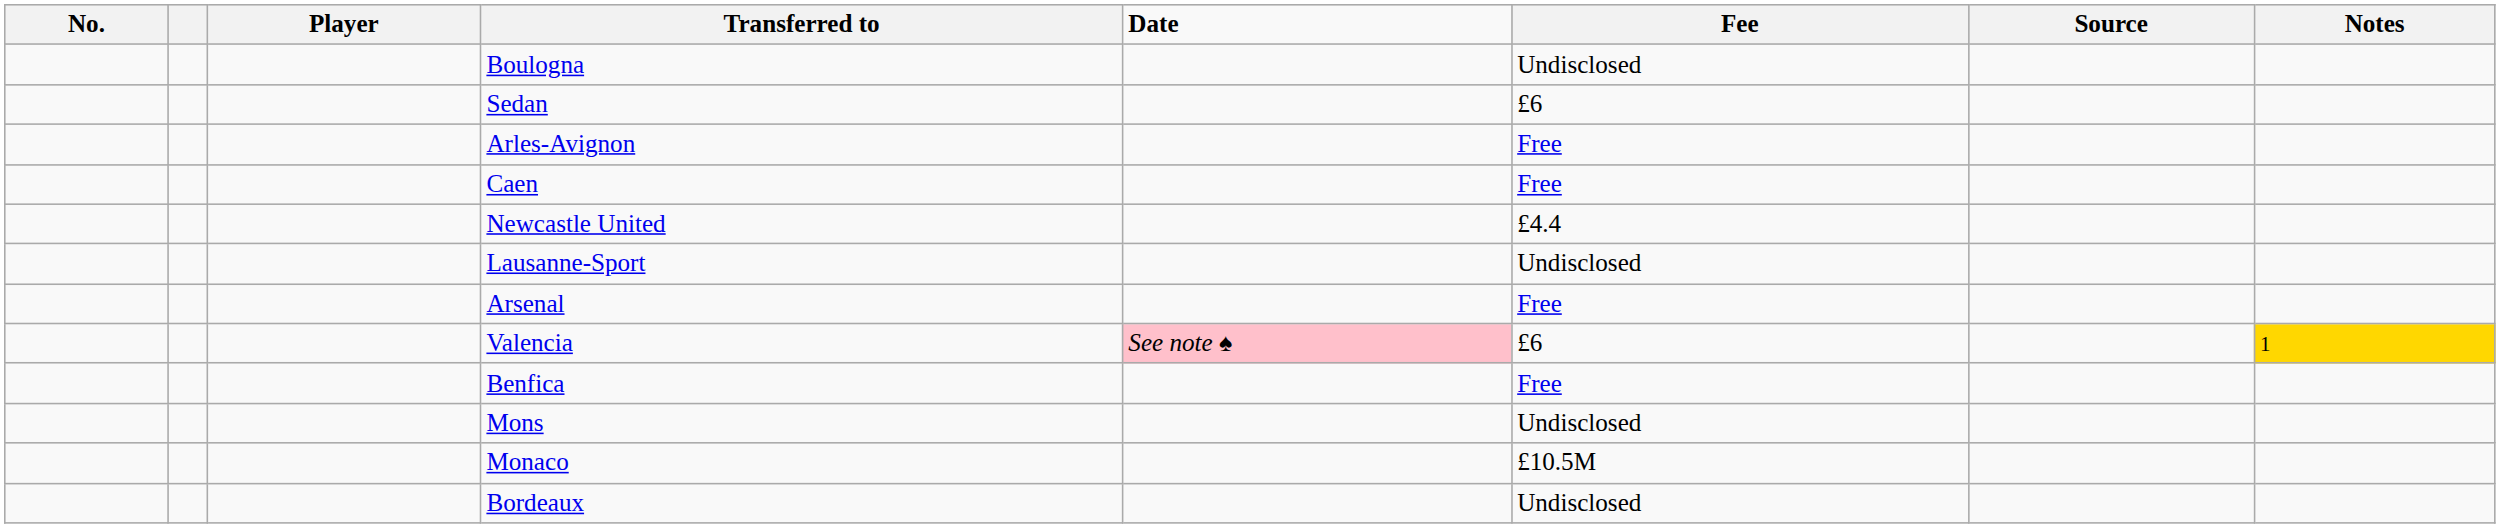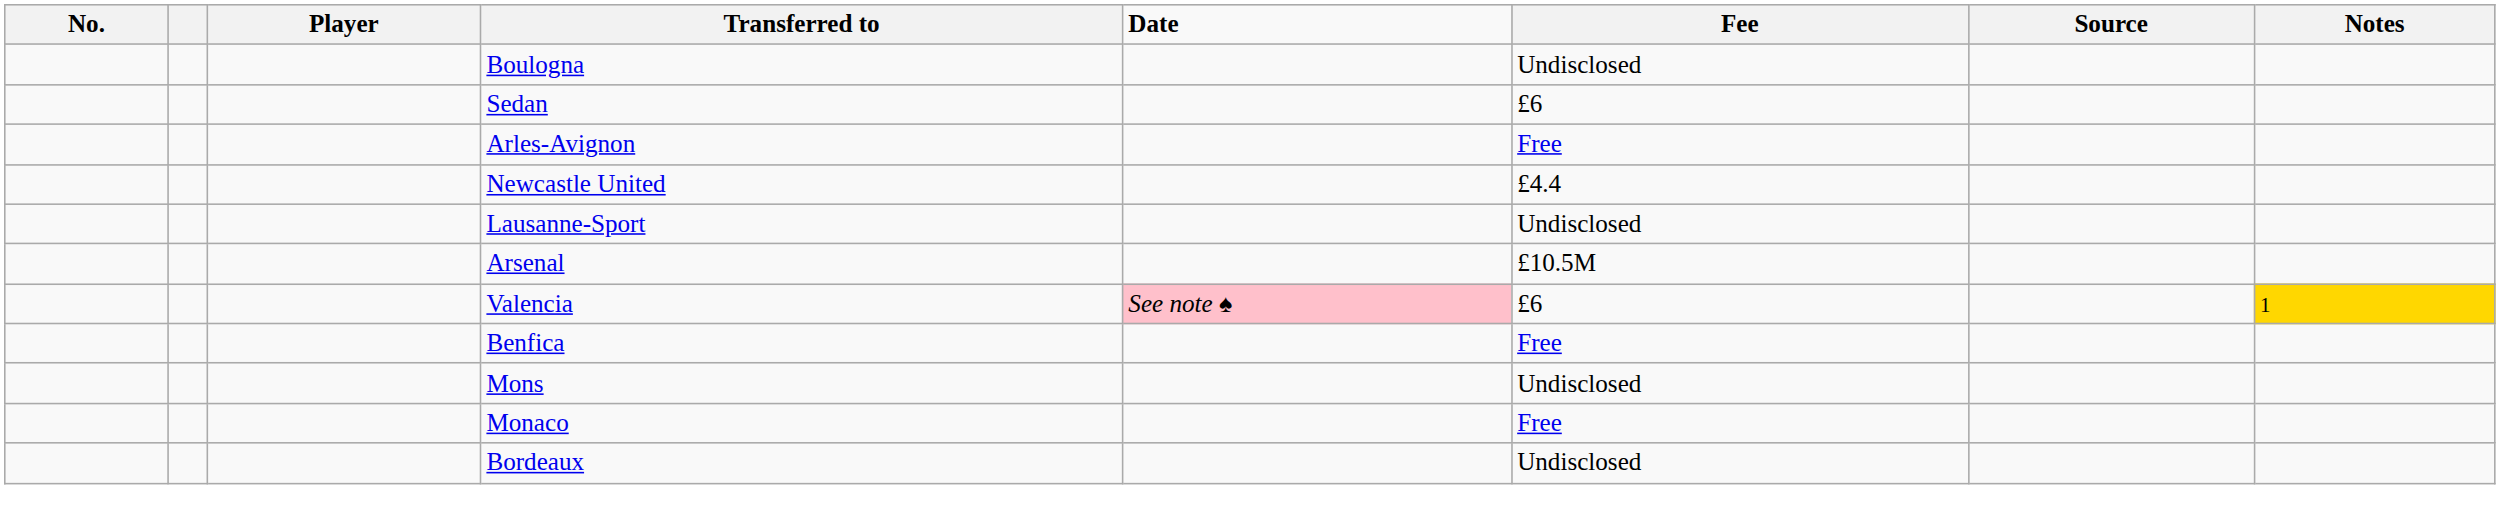- row: (512, 183)
(1539, 303) Free -> (1557, 263) £10.5M
(1557, 462) £10.5M -> (1539, 422) Free
